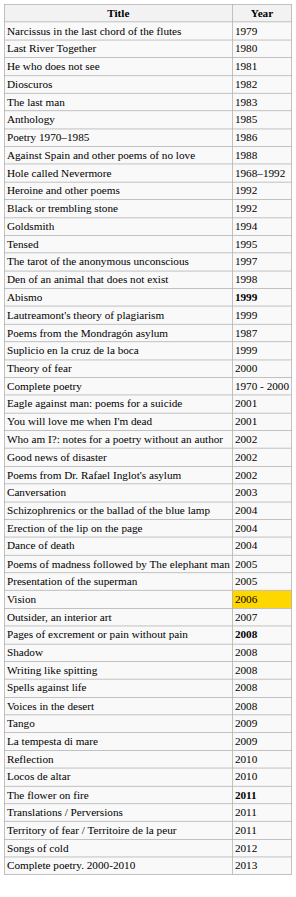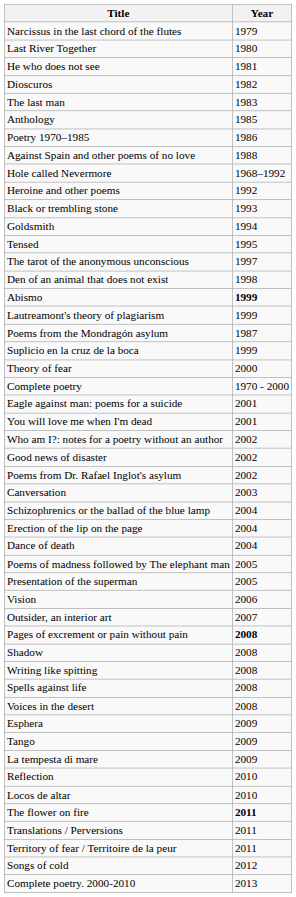(246, 208) 1992 -> (246, 208) 1993
(246, 599) gold background -> (246, 599) no background
+ row: (25, 723)
